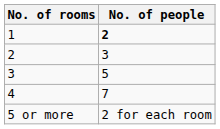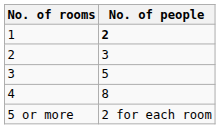(105, 94) 7 -> (105, 94) 8
